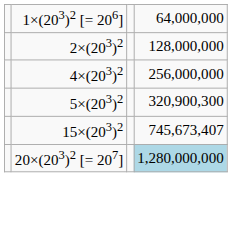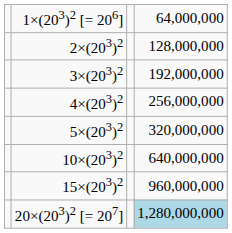+ row: (97, 74)
(186, 102) 320,900,300 -> (186, 130) 320,000,000
+ row: (93, 158)
(186, 130) 745,673,407 -> (186, 185) 960,000,000
